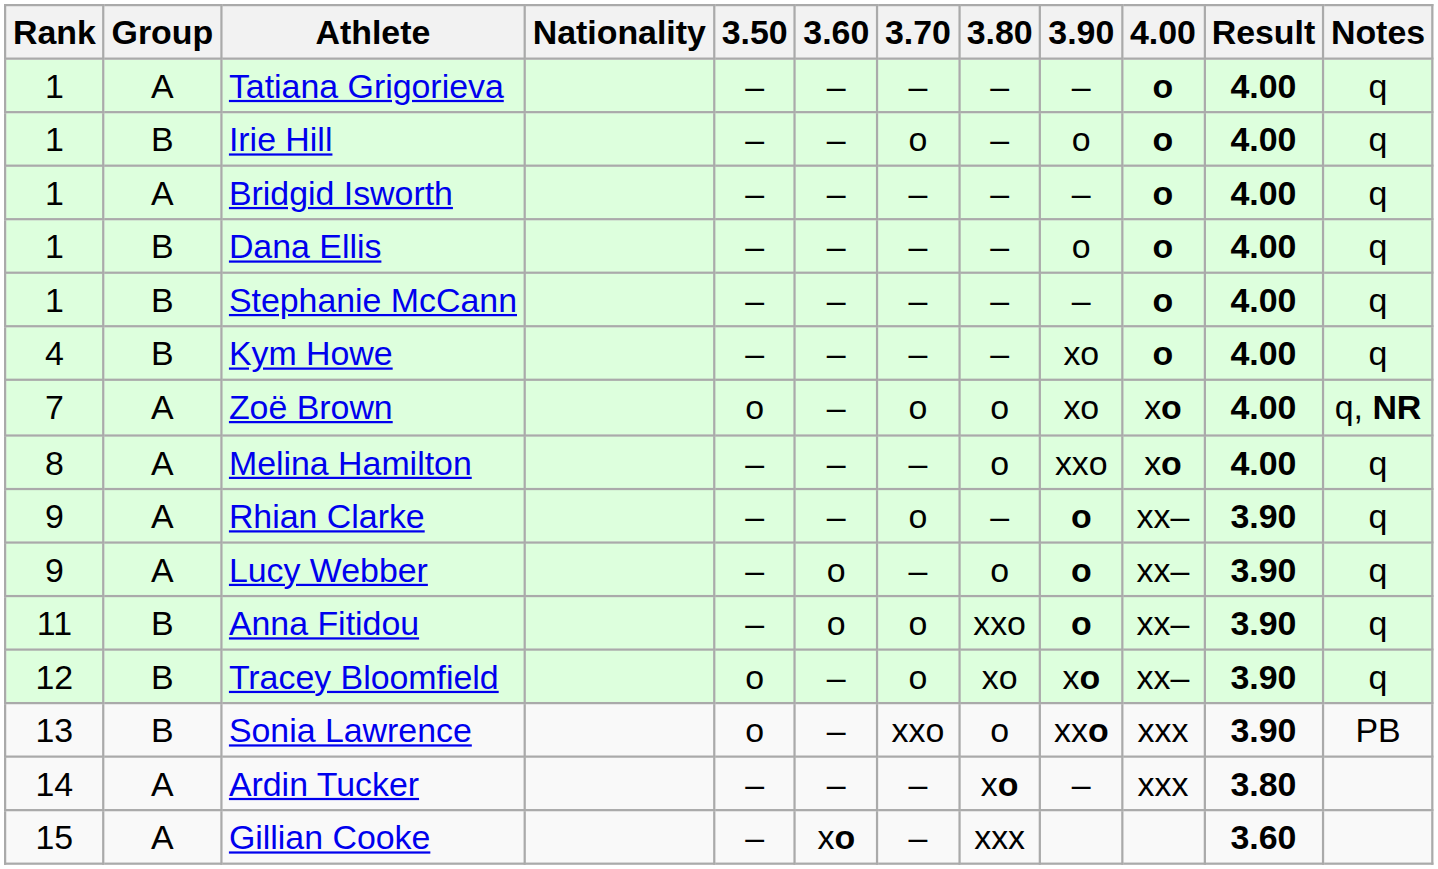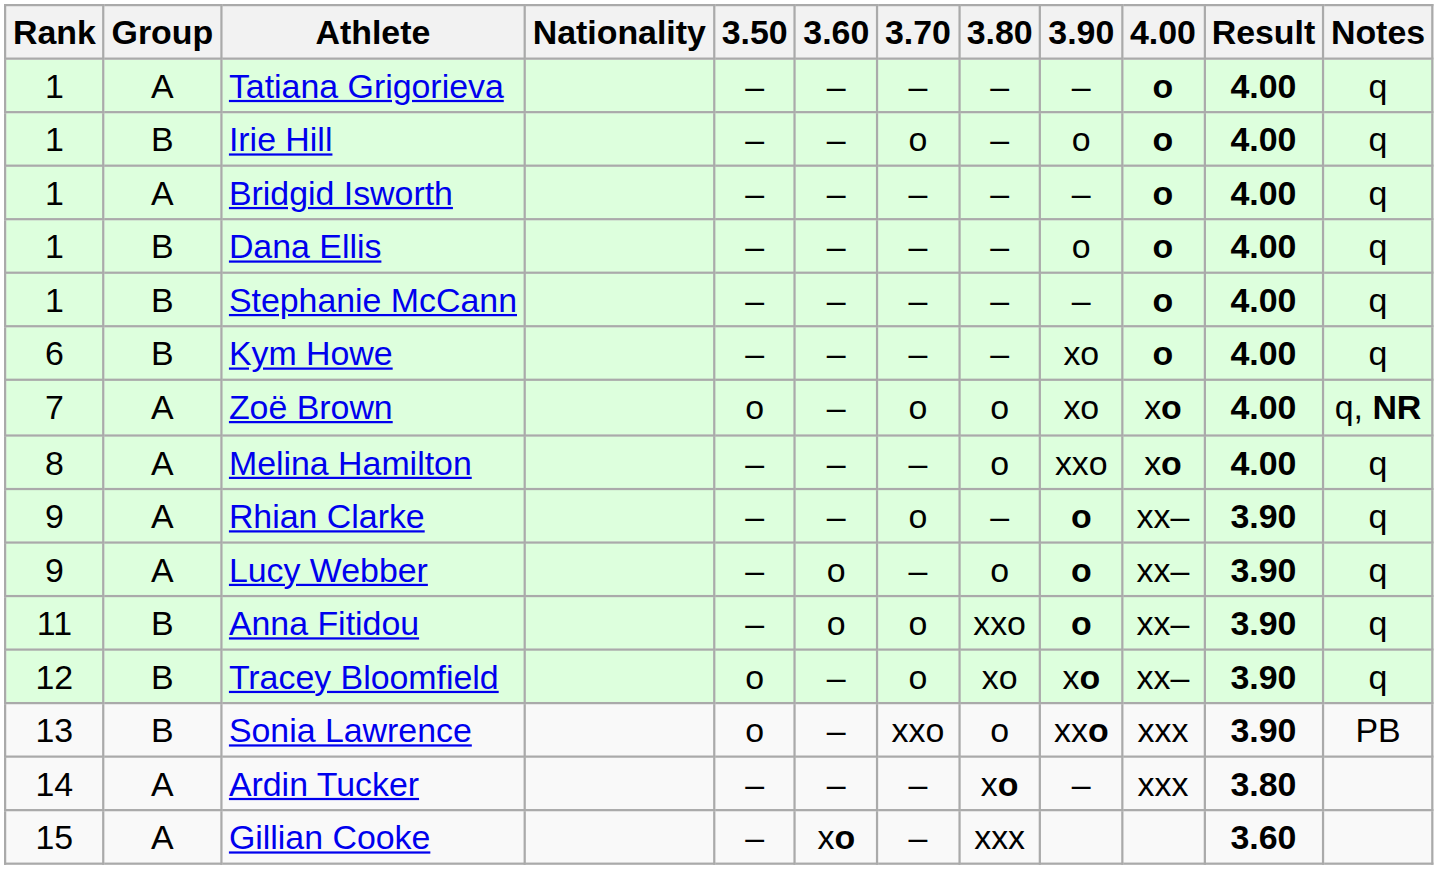(54, 354) 4 -> (54, 354) 6
